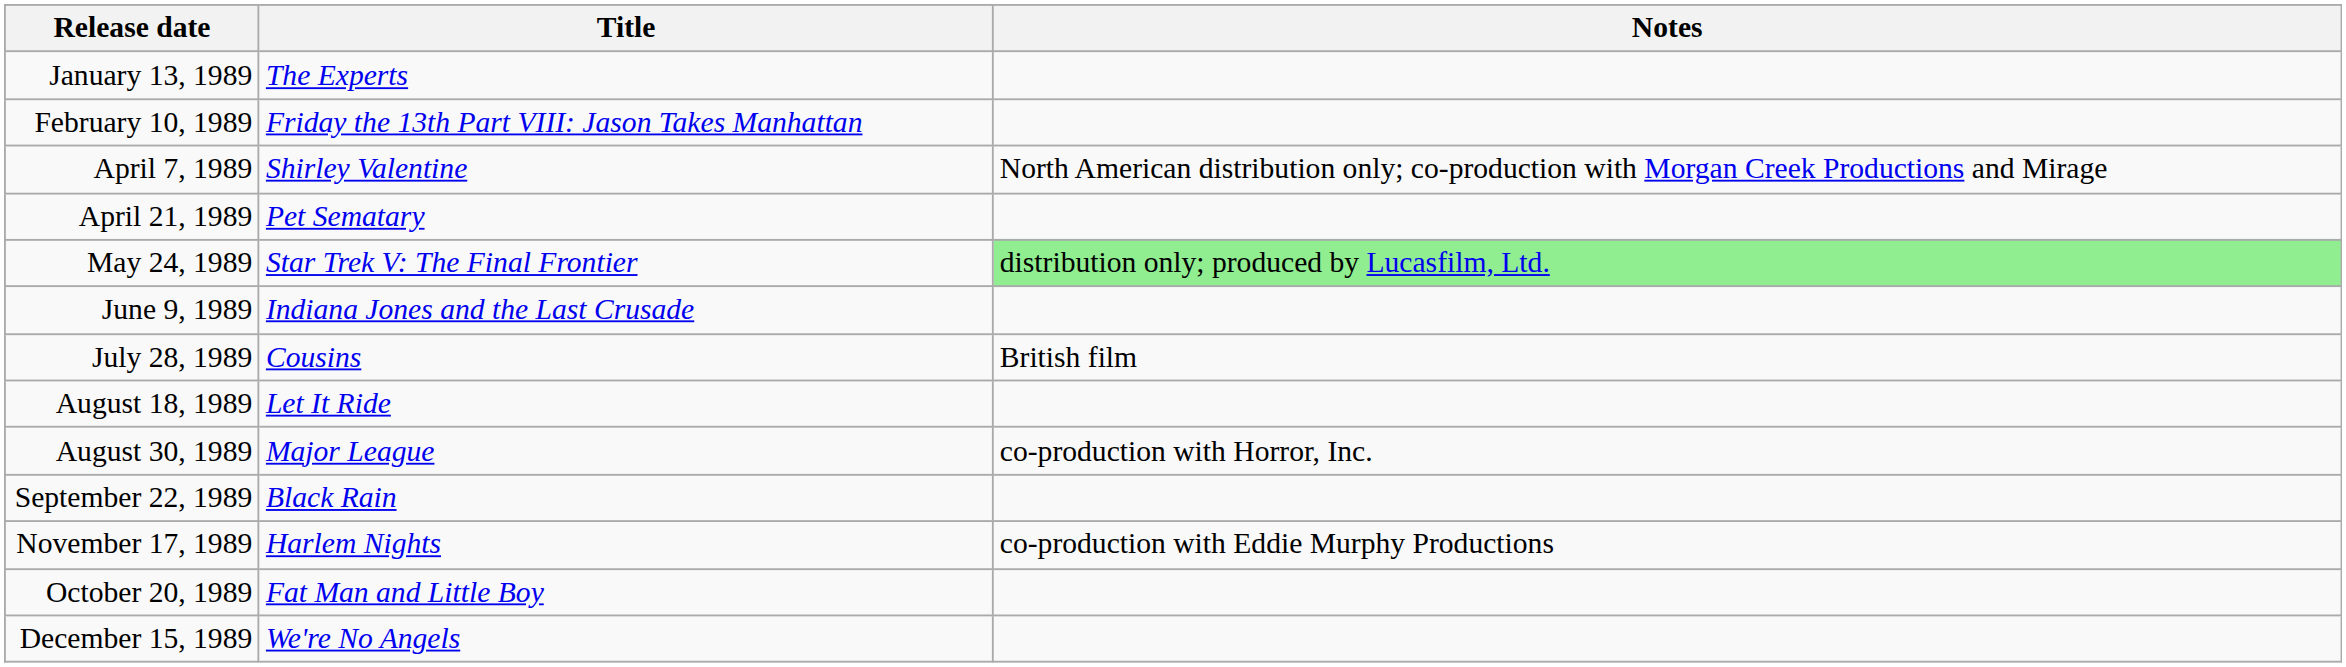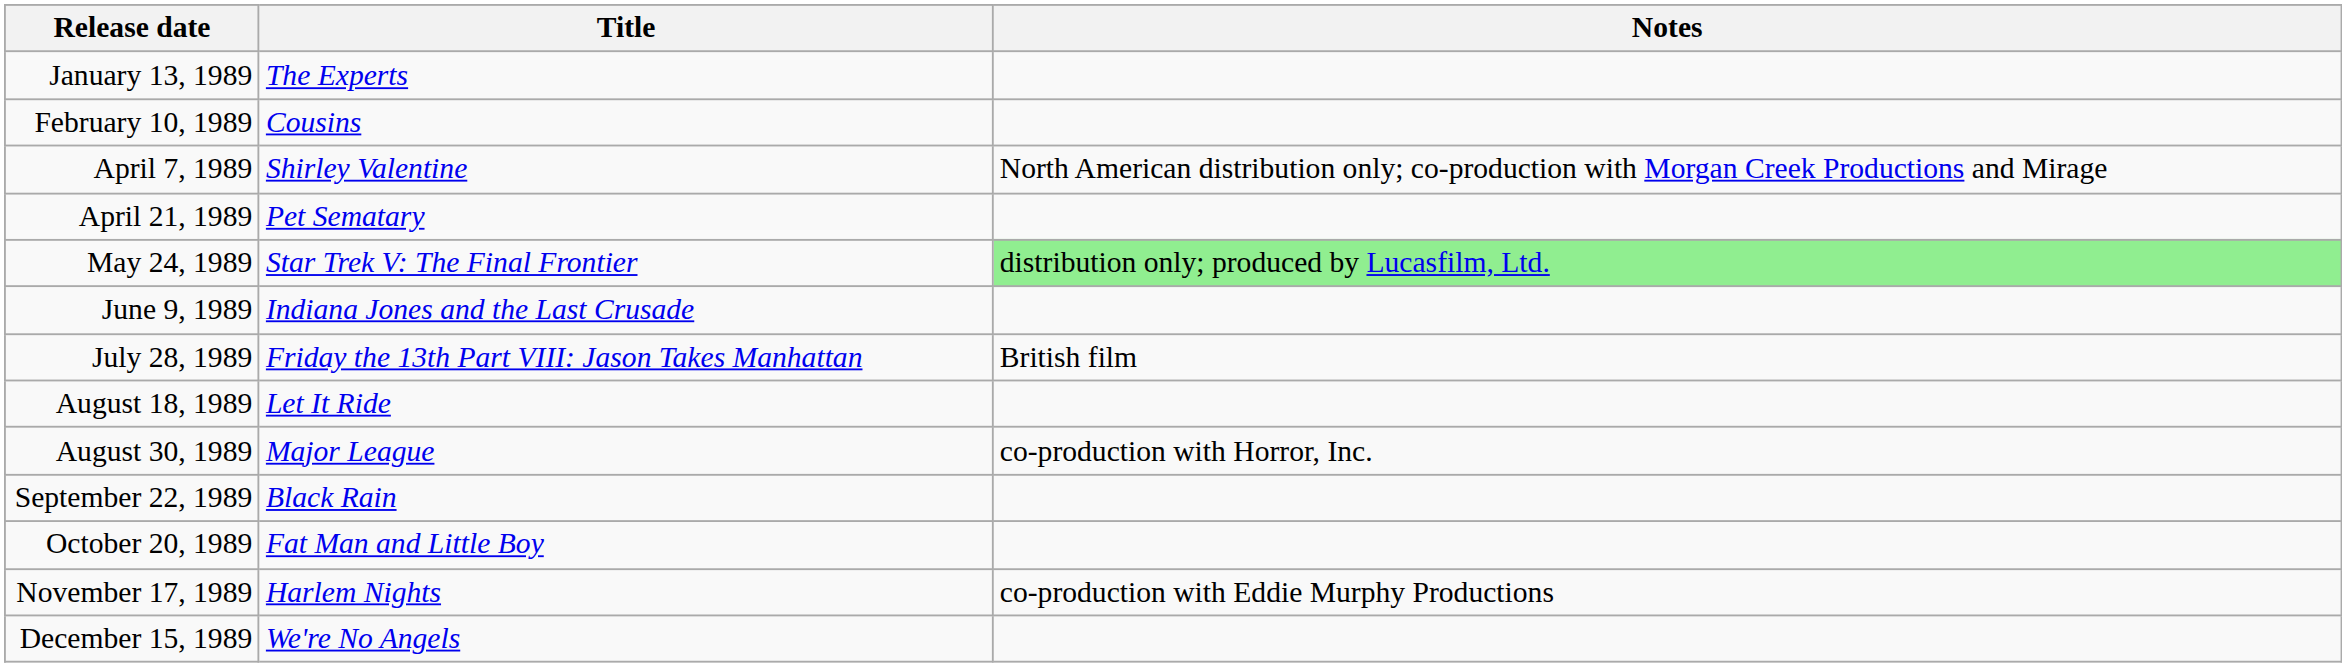(564, 121) Friday the 13th Part VIII: Jason Takes Manhattan -> (314, 121) Cousins
(314, 356) Cousins -> (564, 356) Friday the 13th Part VIII: Jason Takes Manhattan
rows swapped: (149, 591) <-> (134, 544)
